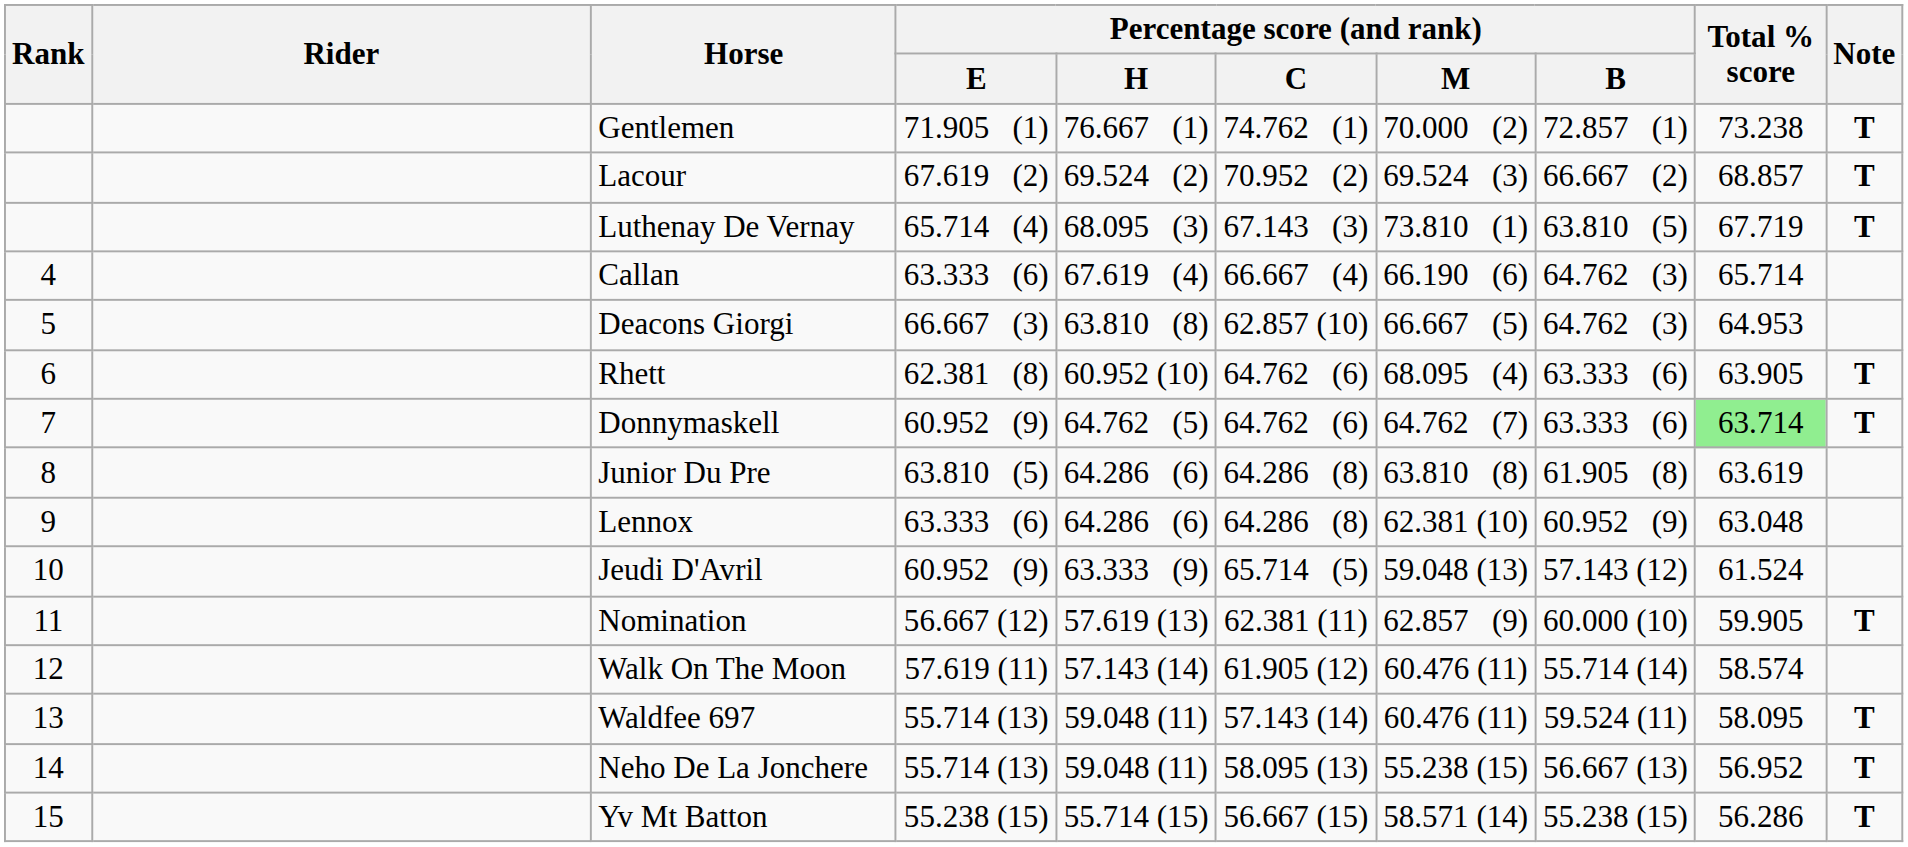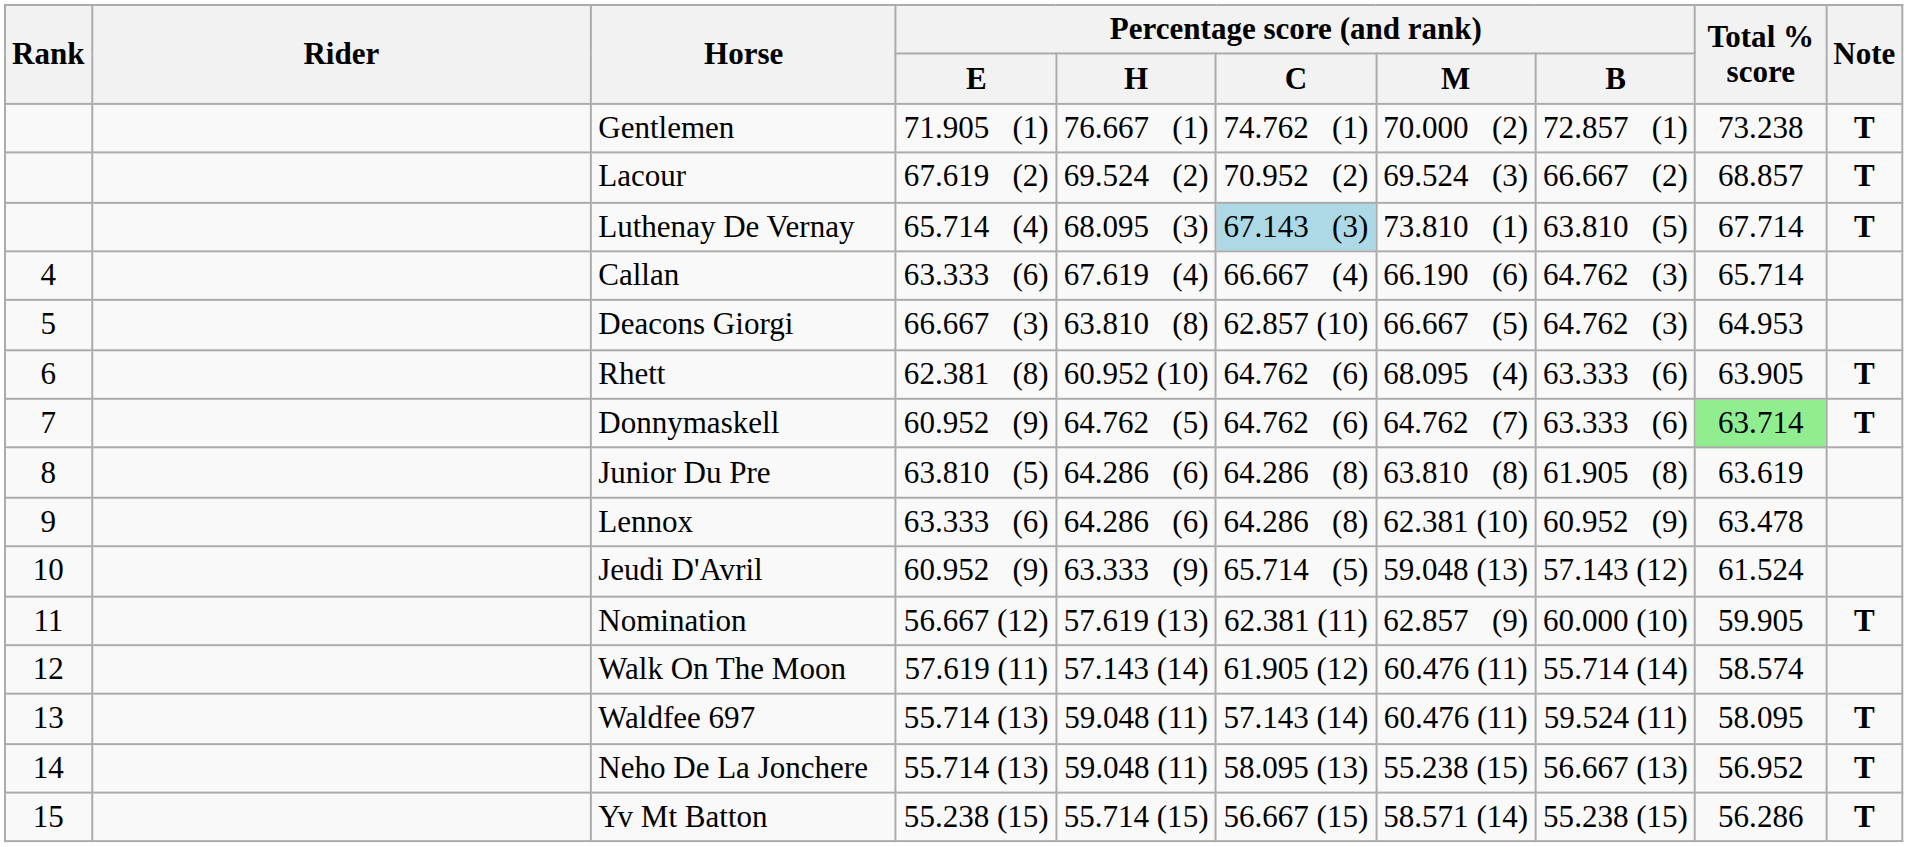(1296, 226) no background -> (1296, 226) lightblue background
(1761, 226) 67.719 -> (1761, 226) 67.714
(1761, 521) 63.048 -> (1761, 521) 63.478
